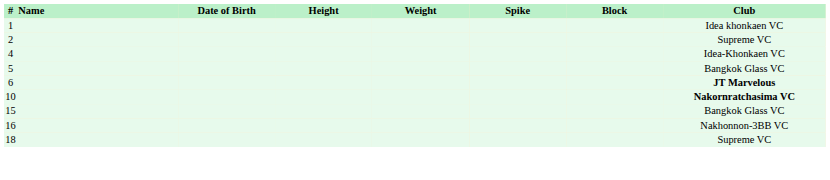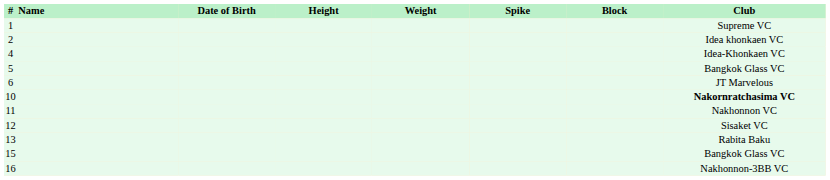(744, 25) Idea khonkaen VC -> (744, 25) Supreme VC
(744, 39) Supreme VC -> (744, 39) Idea khonkaen VC
(744, 82) bold -> (744, 82) normal
+ row: (10, 111)
+ row: (11, 125)
+ row: (11, 140)
- row: (11, 140)
